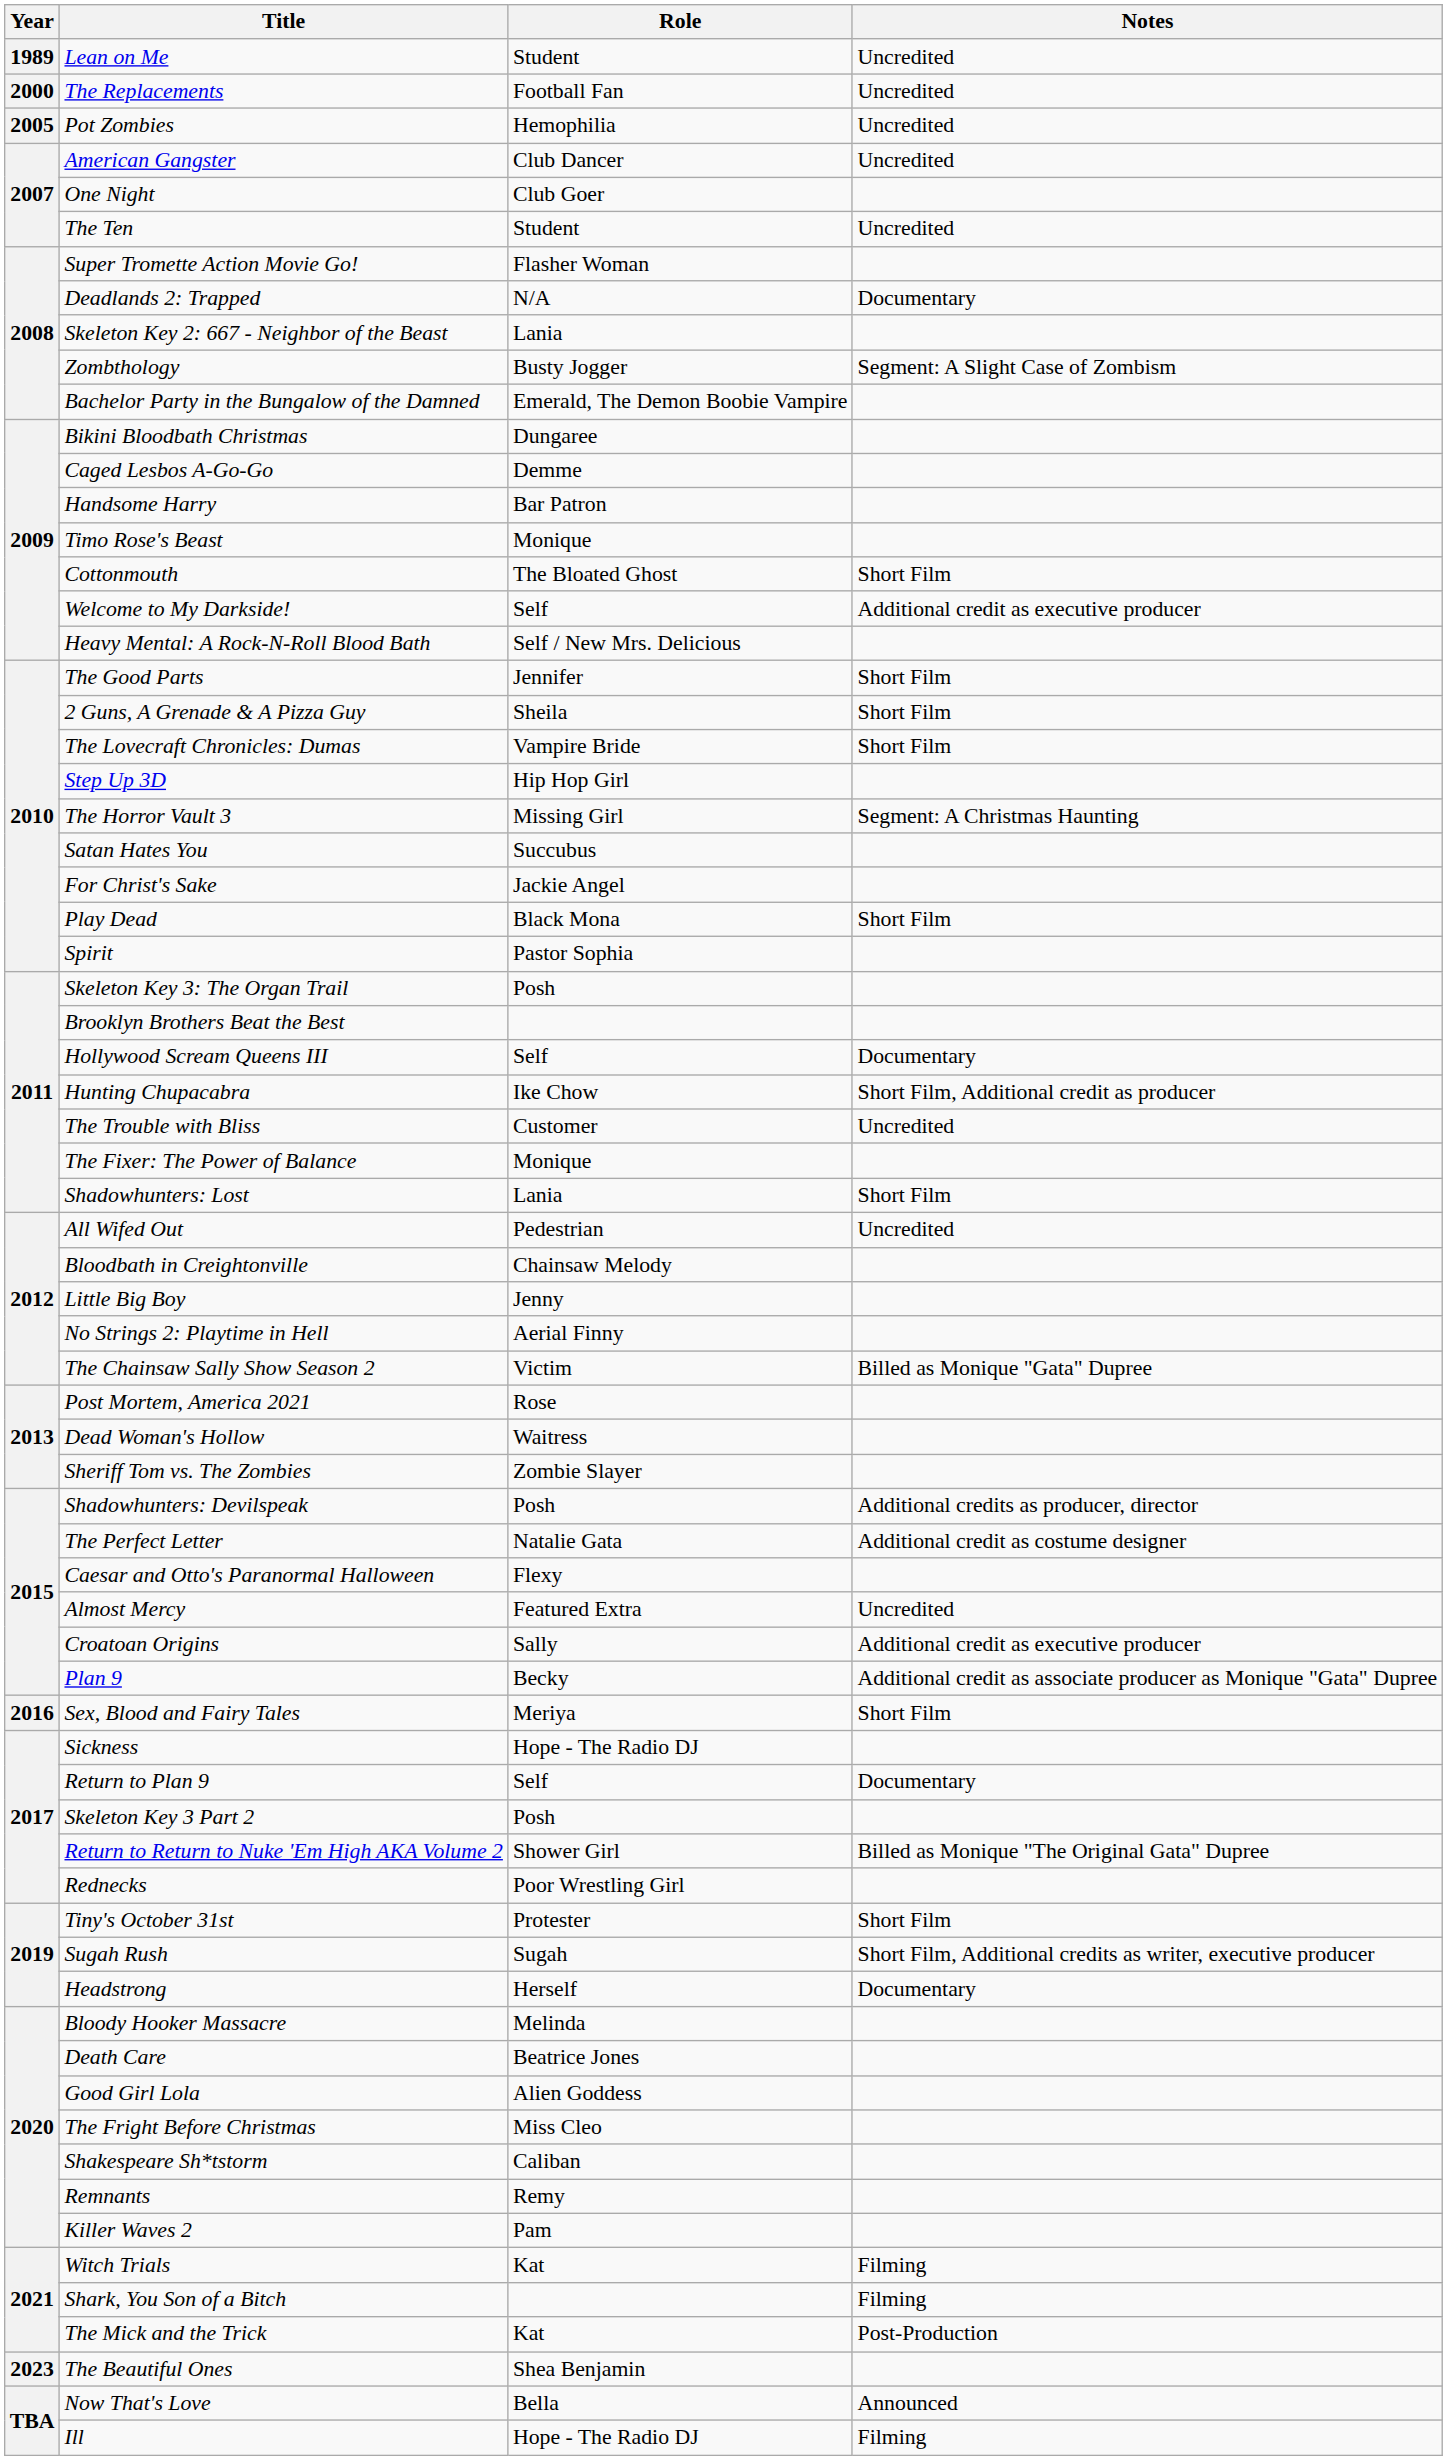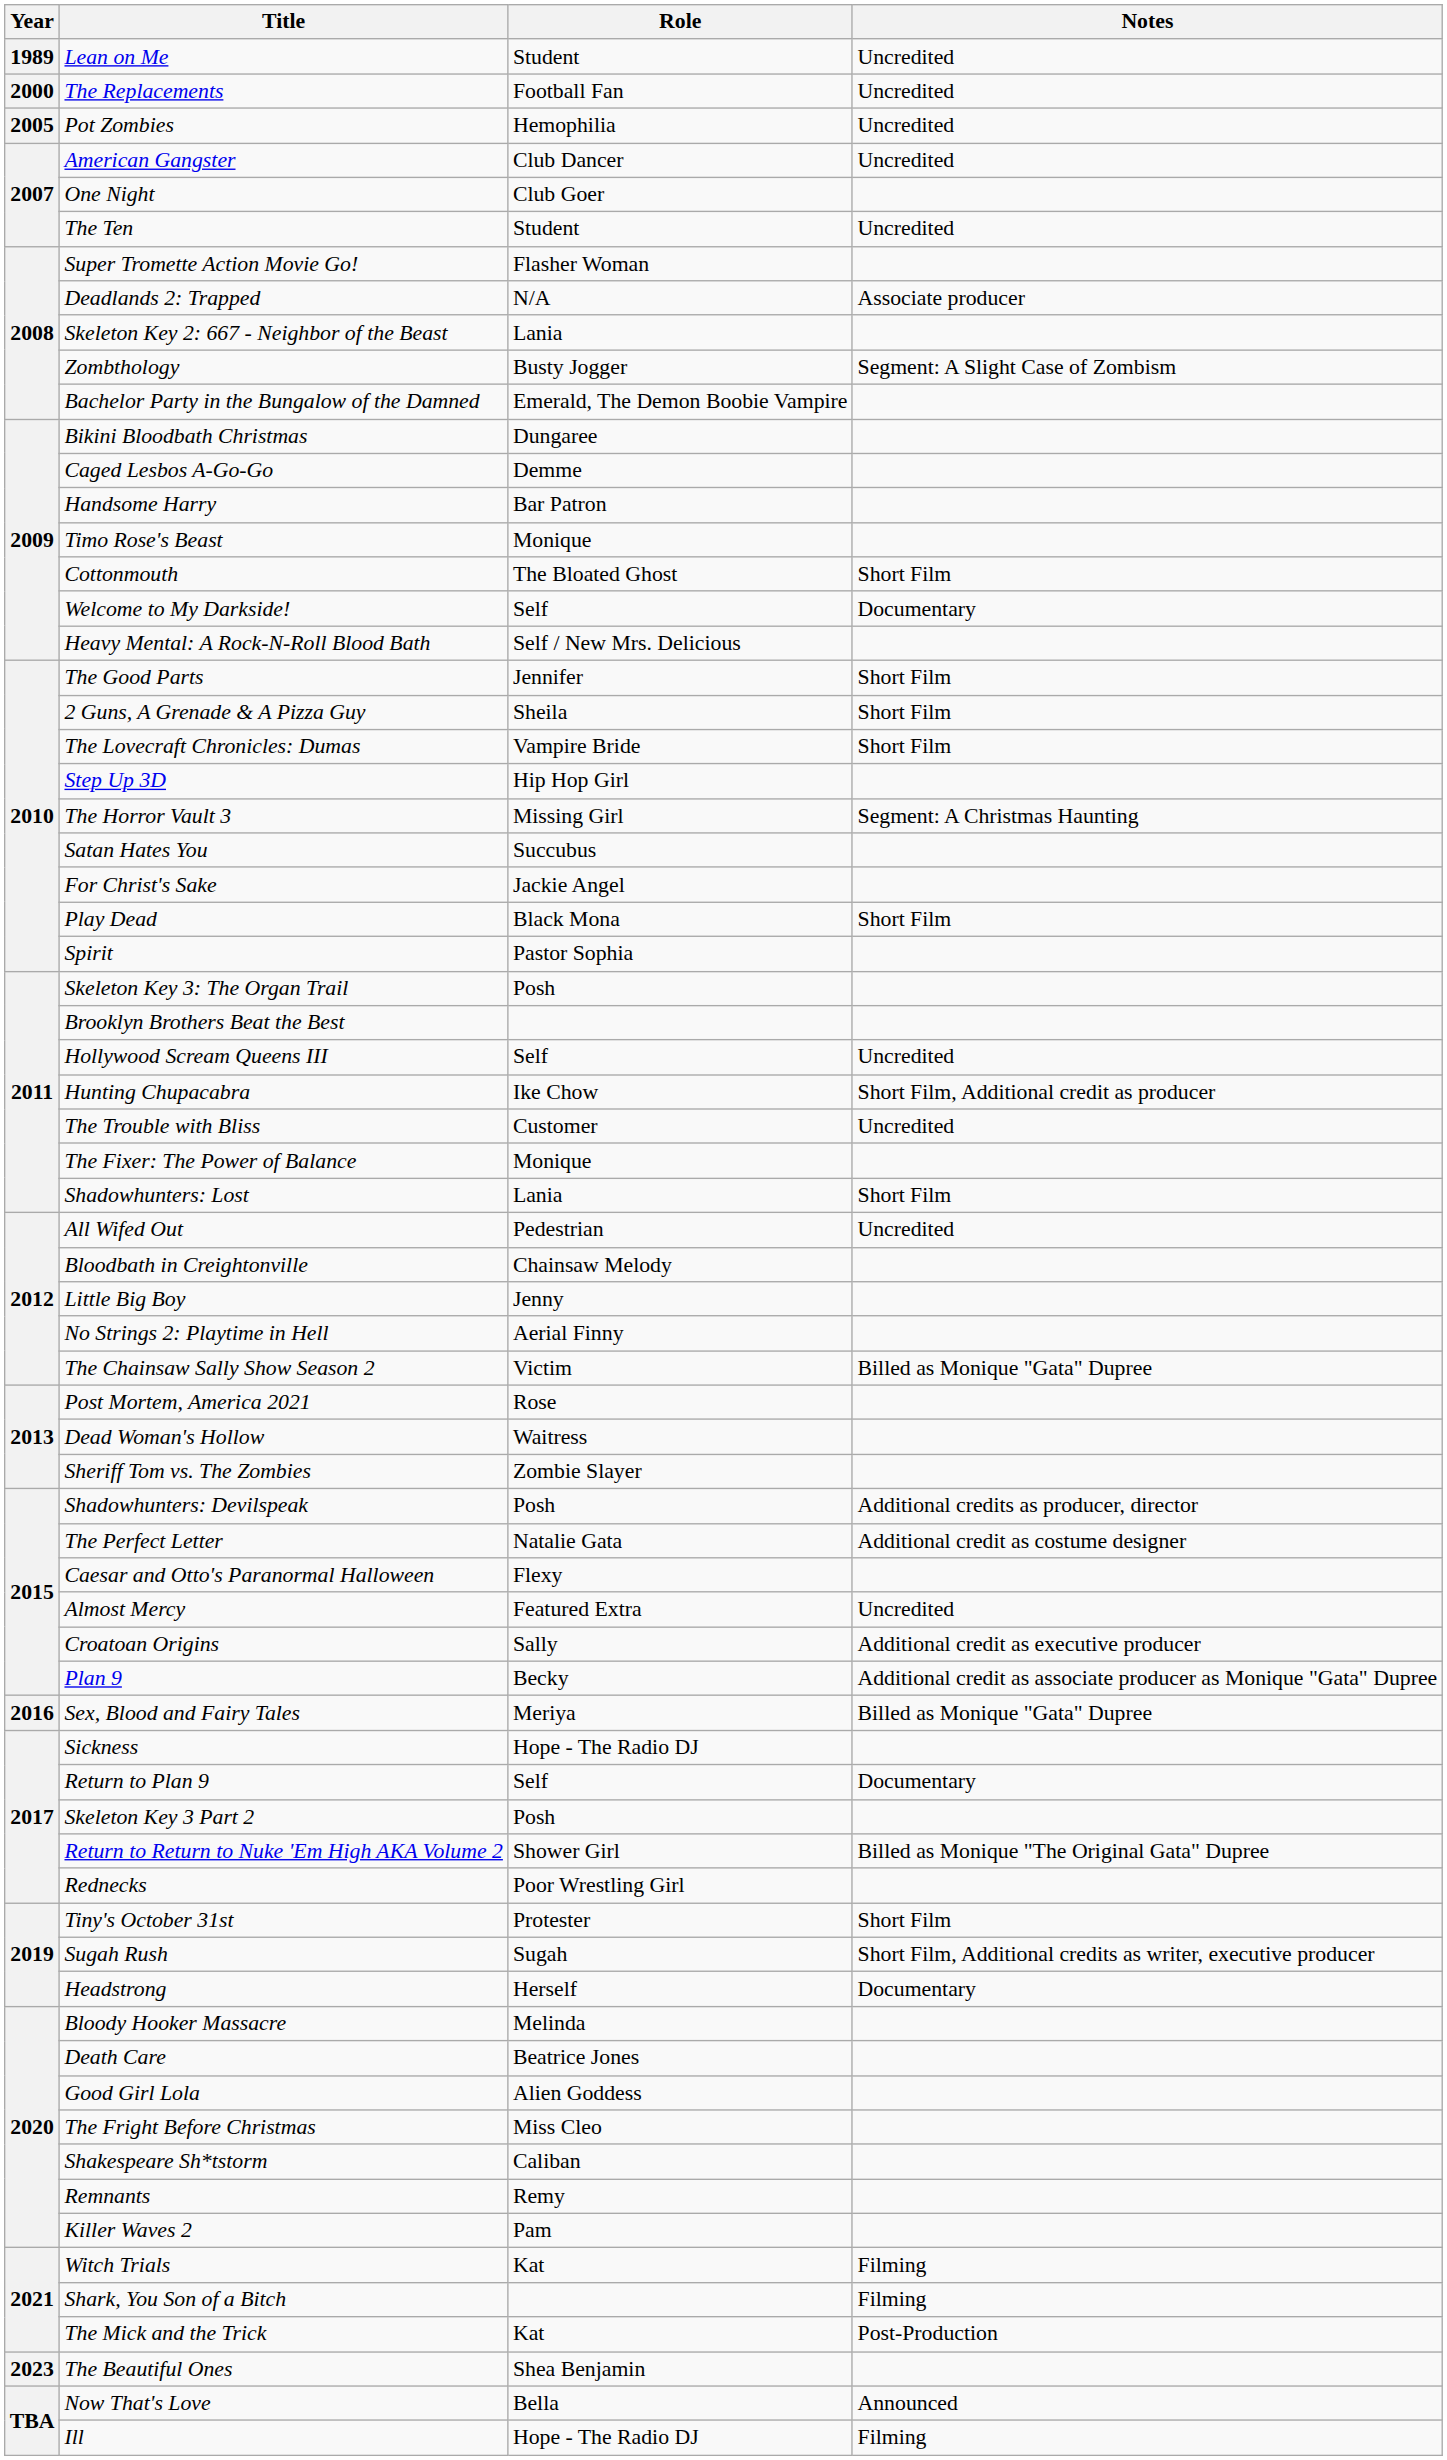(917, 297) Documentary -> (941, 297) Associate producer
(1029, 608) Additional credit as executive producer -> (917, 608) Documentary
(917, 1057) Documentary -> (906, 1057) Uncredited
(904, 1712) Short Film -> (1005, 1712) Billed as Monique "Gata" Dupree
